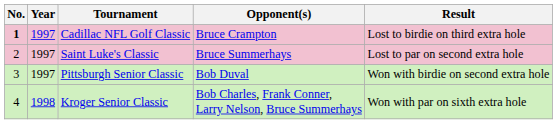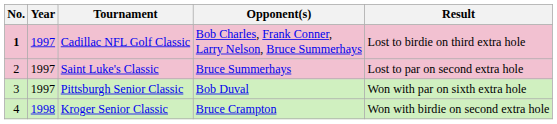(236, 34) Bruce Crampton -> (279, 41) Bob Charles, Frank Conner, Larry Nelson, Bruce Summerhays
(458, 74) Won with birdie on second extra hole -> (447, 89) Won with par on sixth extra hole
(279, 102) Bob Charles, Frank Conner, Larry Nelson, Bruce Summerhays -> (236, 109) Bruce Crampton
(447, 102) Won with par on sixth extra hole -> (458, 109) Won with birdie on second extra hole
